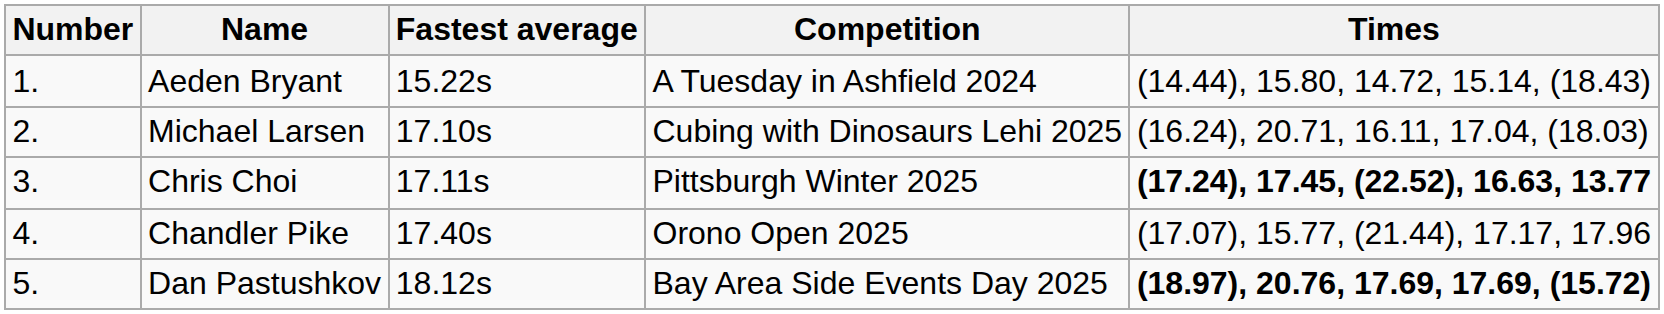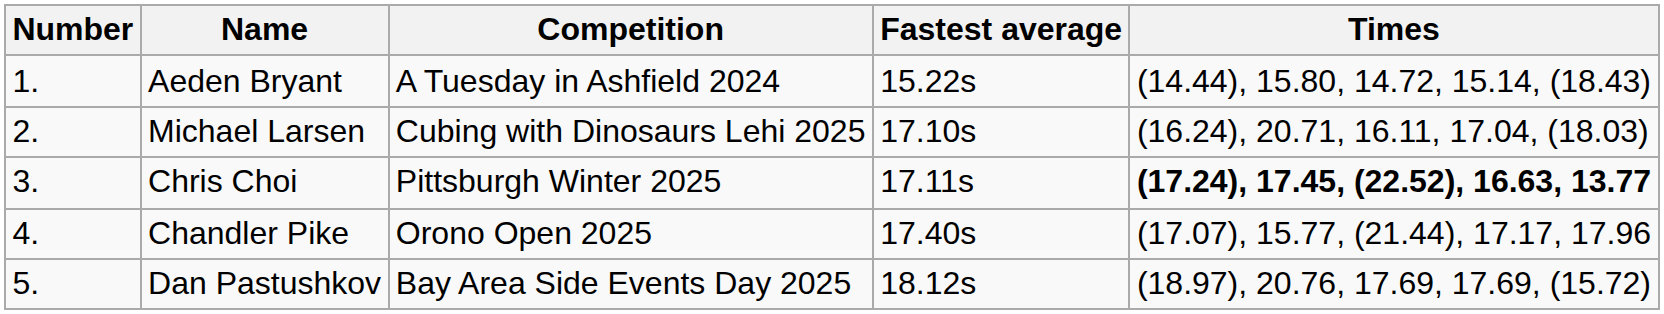columns swapped: (517, 29) <-> (887, 29)
(1394, 283) bold -> (1394, 283) normal
